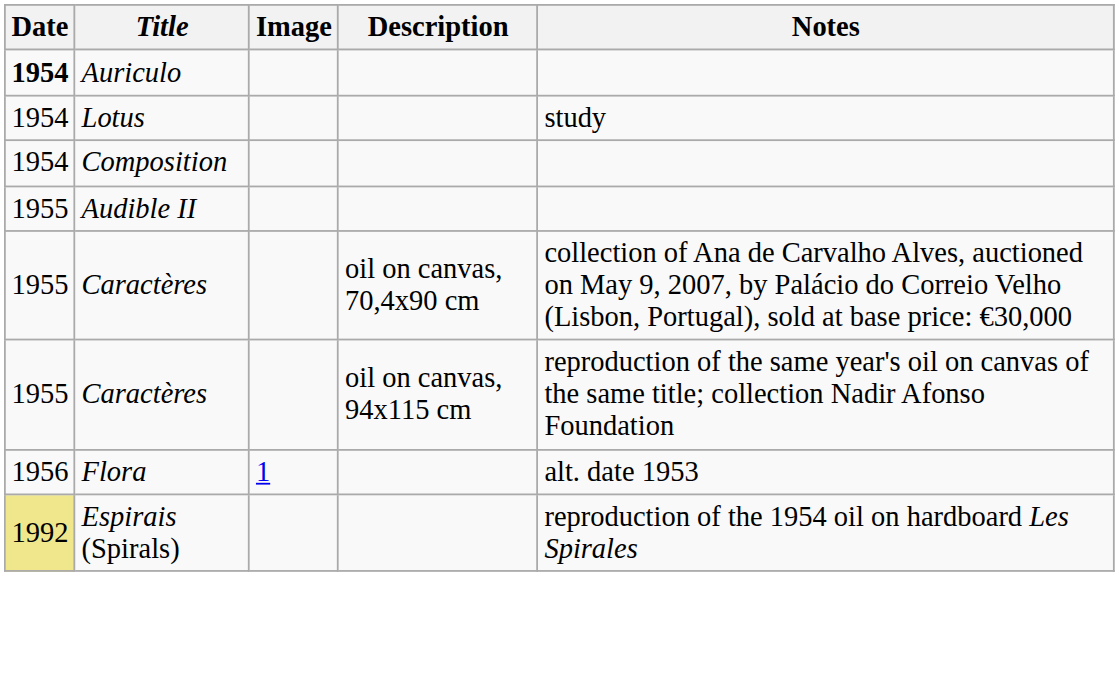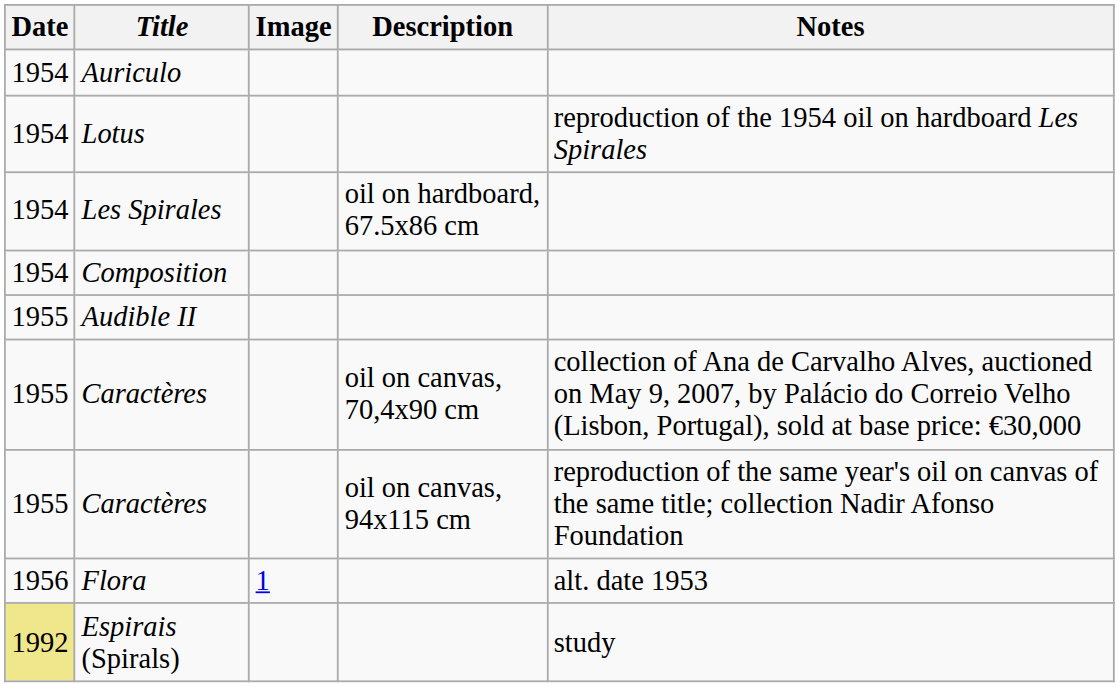(40, 72) bold -> (40, 72) normal
(575, 117) study -> (816, 133) reproduction of the 1954 oil on hardboard Les Spirales
+ row: (152, 210)
(807, 532) reproduction of the 1954 oil on hardboard Les Spirales -> (585, 641) study
